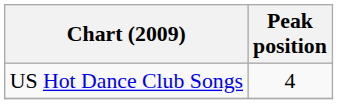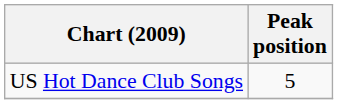(290, 80) 4 -> (290, 80) 5
